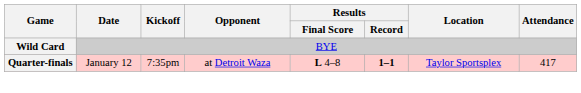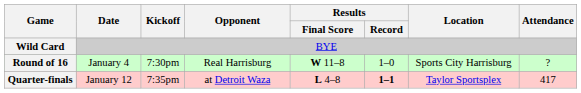+ row: (40, 63)
